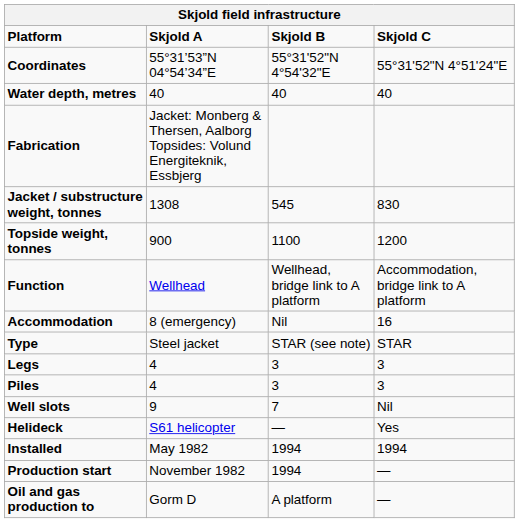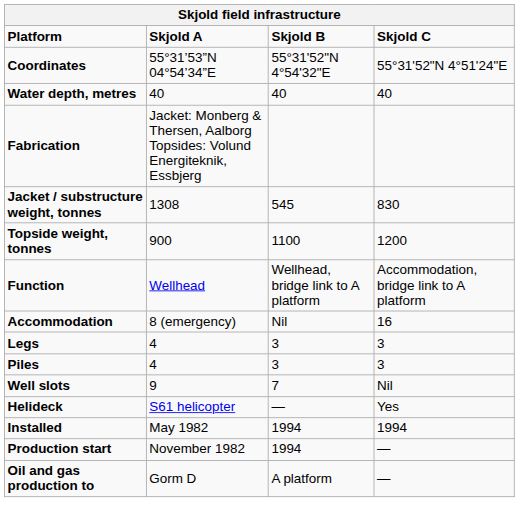- row: (23, 343)
